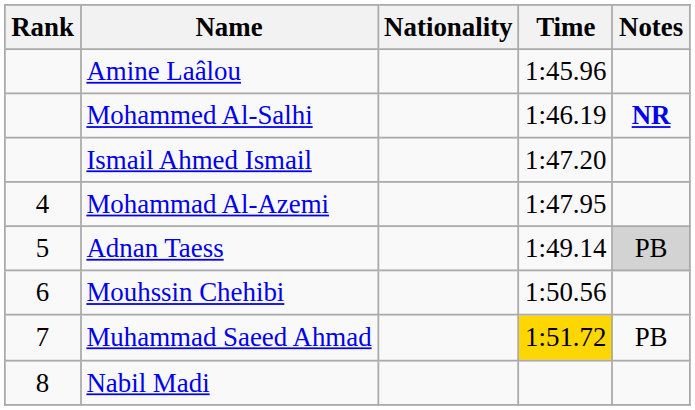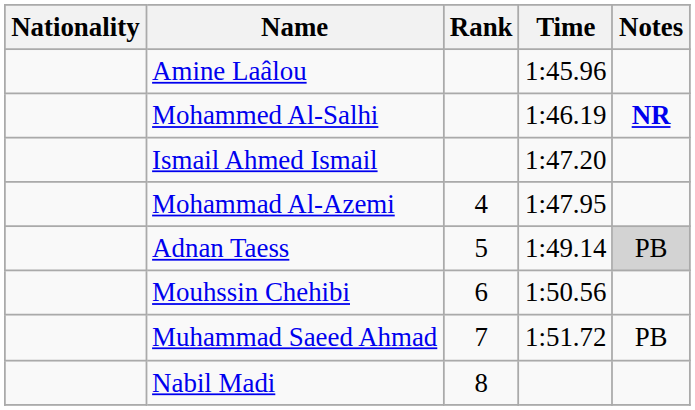columns swapped: (43, 26) <-> (448, 26)
(566, 337) gold background -> (566, 337) no background
